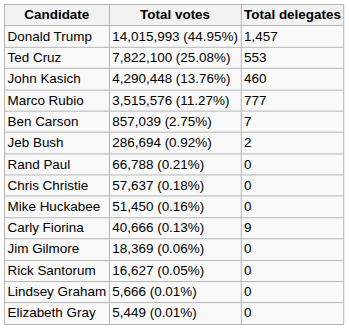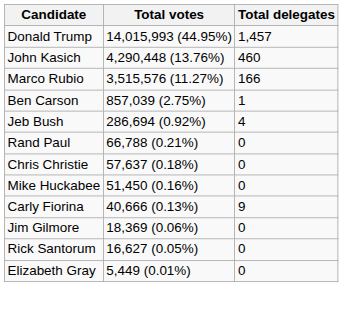- row: (34, 57)
(255, 100) 777 -> (249, 79) 166
(248, 121) 7 -> (242, 100) 1
(248, 143) 2 -> (242, 121) 4
- row: (57, 292)
